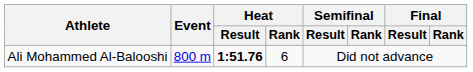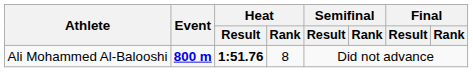(192, 57) normal -> (193, 57) bold
(284, 57) 6 -> (285, 57) 8
